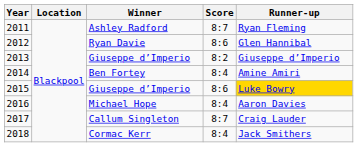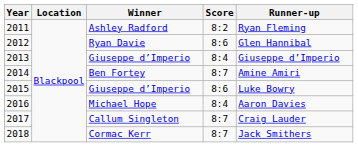(220, 27) 8:7 -> (220, 27) 8:2
(220, 58) 8:2 -> (220, 58) 8:4
(220, 73) 8:4 -> (220, 73) 8:7
(266, 88) gold background -> (266, 88) no background
(220, 134) 8:4 -> (220, 134) 8:7
